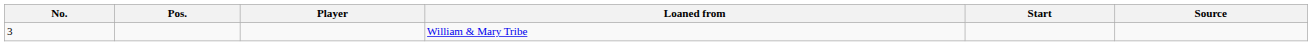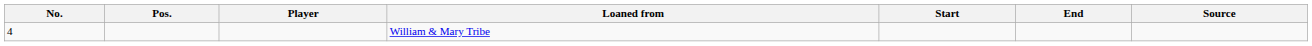+ column: (1073, 13)
(10, 32) 3 -> (10, 32) 4
